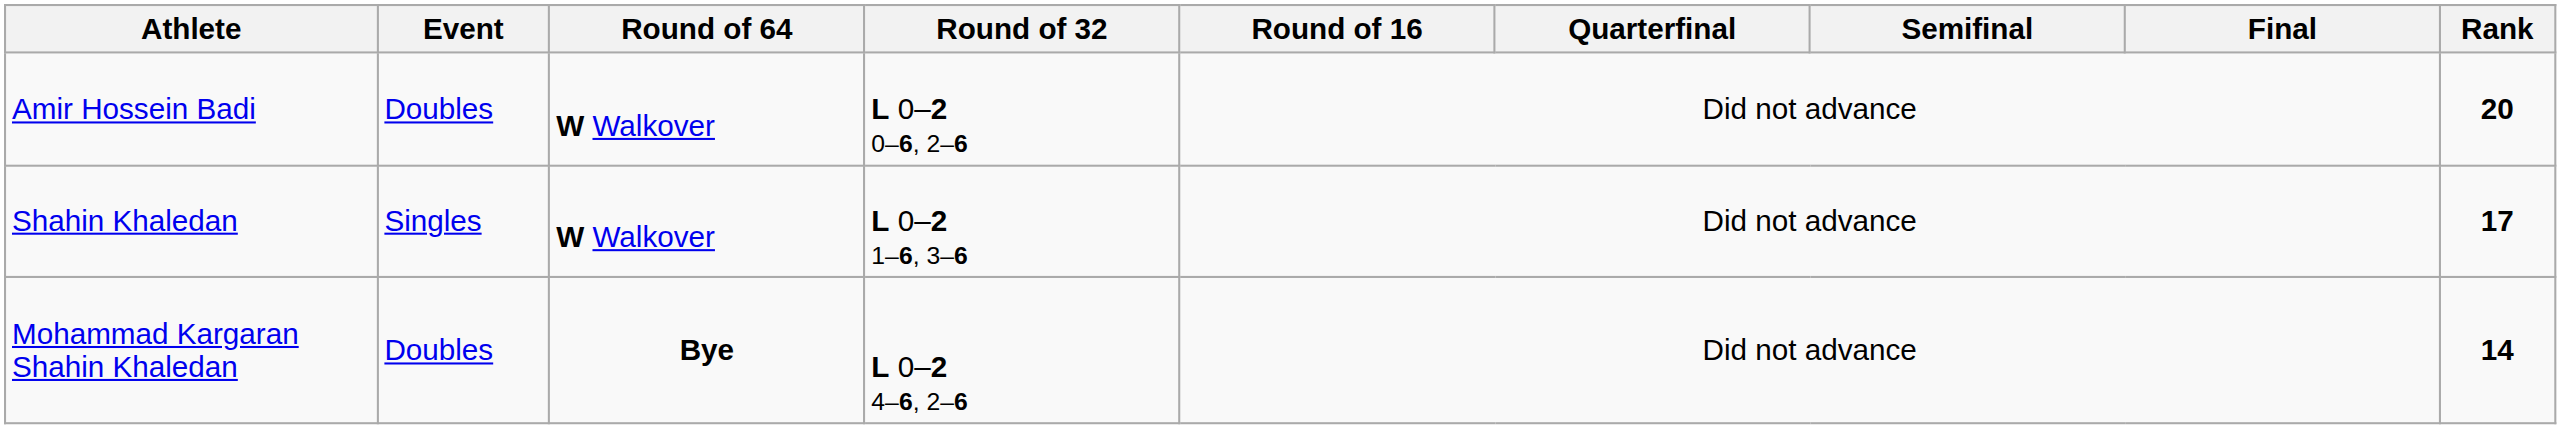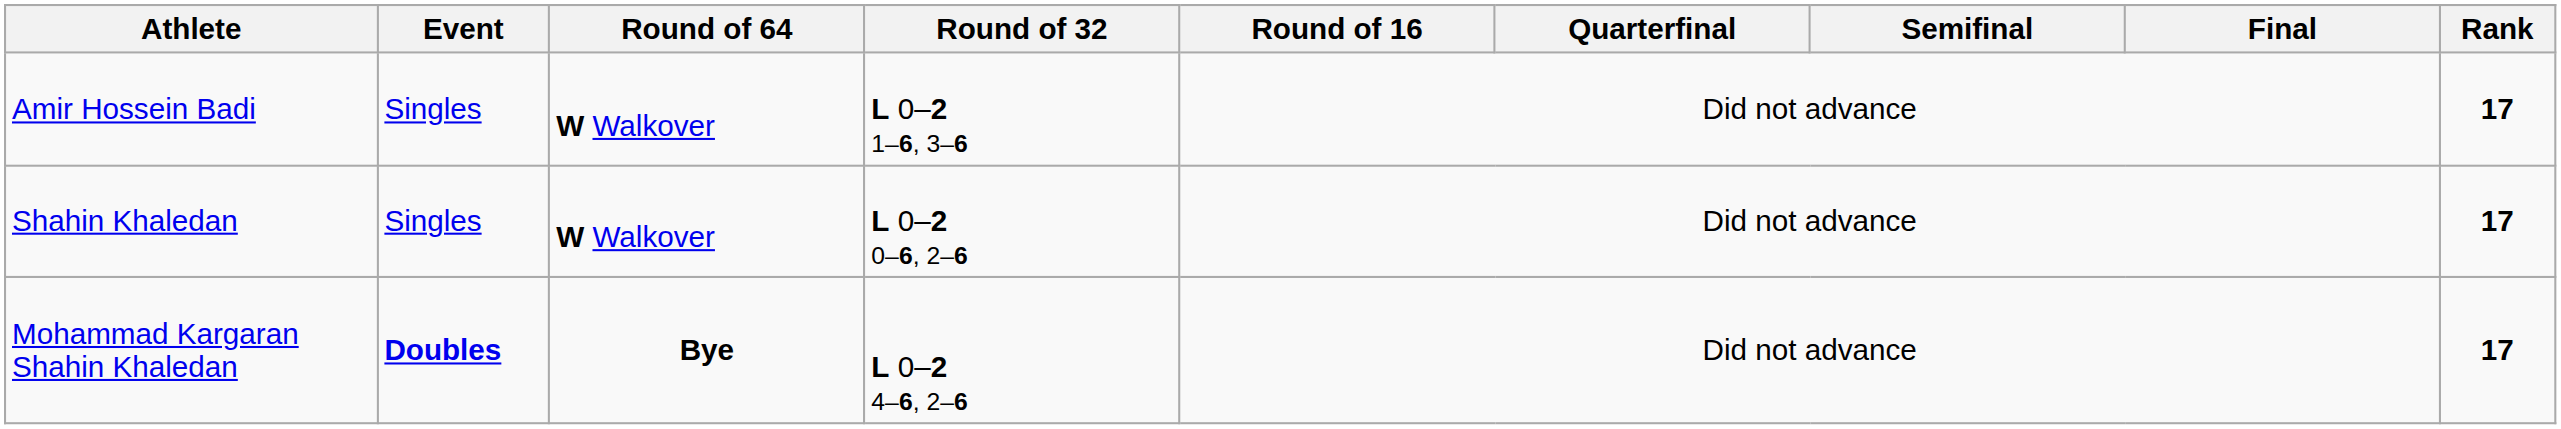(439, 109) Doubles -> (433, 109) Singles
(920, 125) L 0–2 0–6, 2–6 -> (920, 125) L 0–2 1–6, 3–6
(2497, 109) 20 -> (2497, 109) 17
(920, 238) L 0–2 1–6, 3–6 -> (920, 238) L 0–2 0–6, 2–6
(439, 351) normal -> (443, 351) bold
(2497, 351) 14 -> (2497, 351) 17
